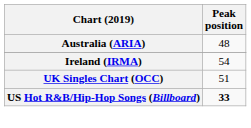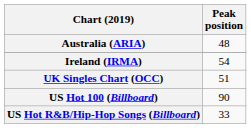+ row: (103, 97)
(224, 97) bold -> (224, 114) normal
